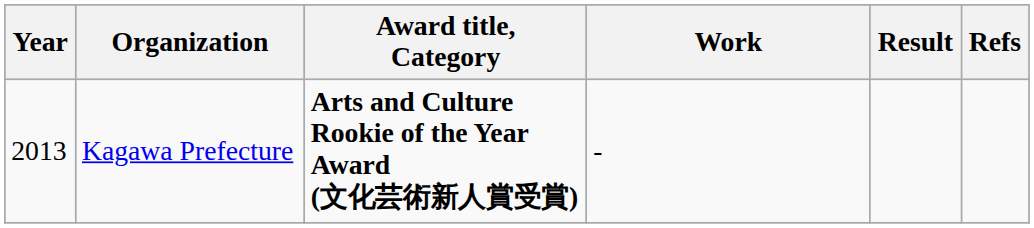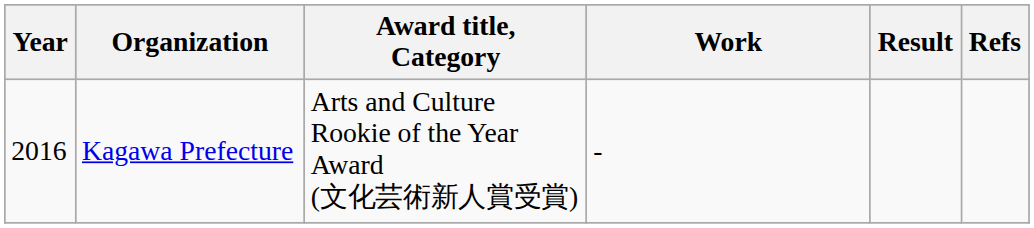(39, 150) 2013 -> (39, 150) 2016
(445, 149) bold -> (445, 149) normal
